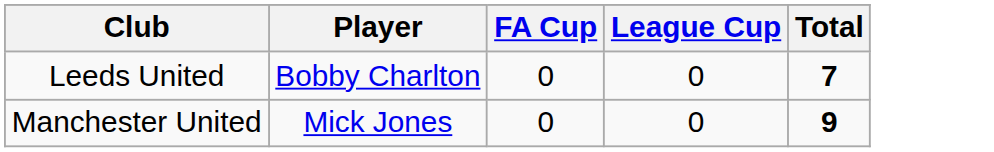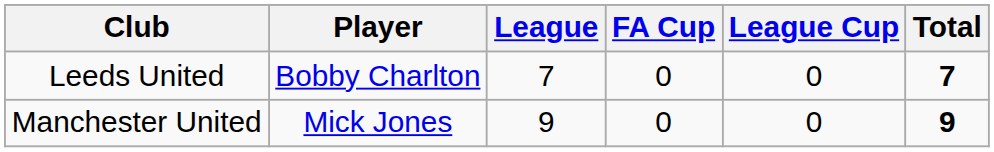+ column: (546, 28)
